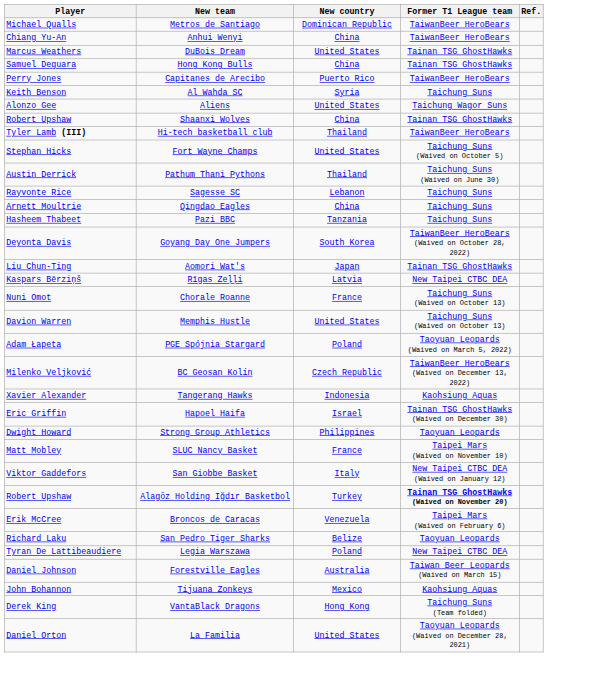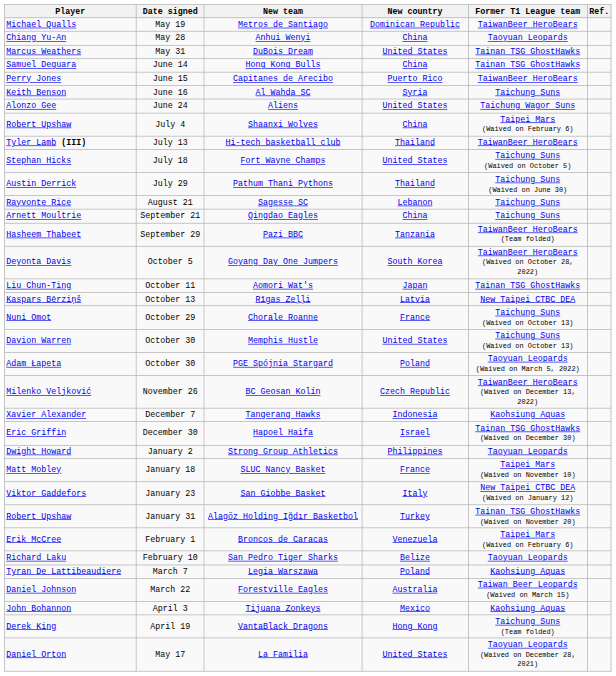+ column: (170, 11)
(460, 38) TaiwanBeer HeroBears -> (528, 38) Taoyuan Leopards
(460, 120) Tainan TSG GhostHawks -> (528, 124) Taipei Mars (Waived on February 6)
(460, 220) Taichung Suns -> (528, 234) TaiwanBeer HeroBears (Team folded)
(460, 497) bold -> (528, 516) normal
(460, 552) New Taipei CTBC DEA -> (528, 571) Kaohsiung Aquas
